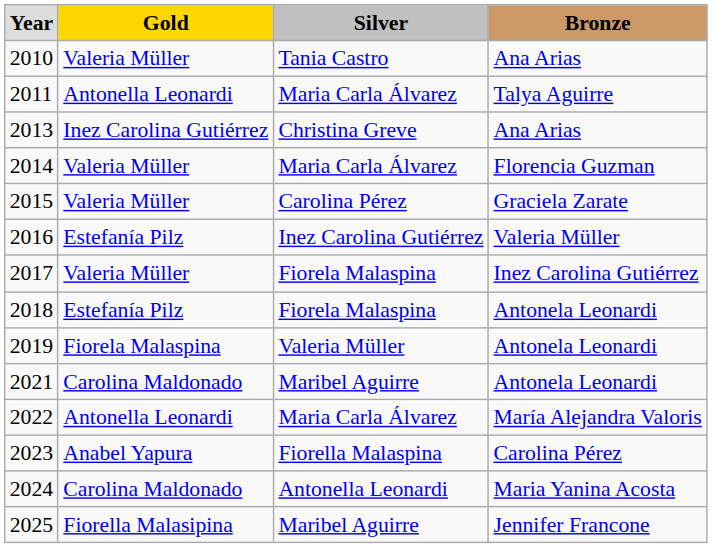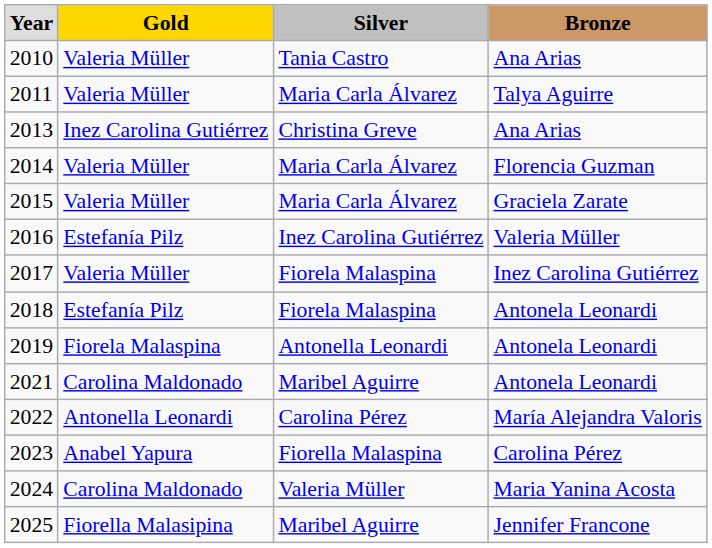(148, 94) Antonella Leonardi -> (126, 94) Valeria Müller
(343, 201) Carolina Pérez -> (368, 201) Maria Carla Álvarez
(341, 345) Valeria Müller -> (363, 345) Antonella Leonardi
(368, 416) Maria Carla Álvarez -> (343, 416) Carolina Pérez
(363, 488) Antonella Leonardi -> (341, 488) Valeria Müller
